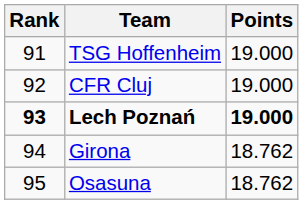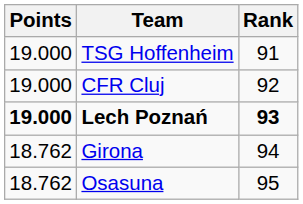columns swapped: (34, 20) <-> (262, 20)
